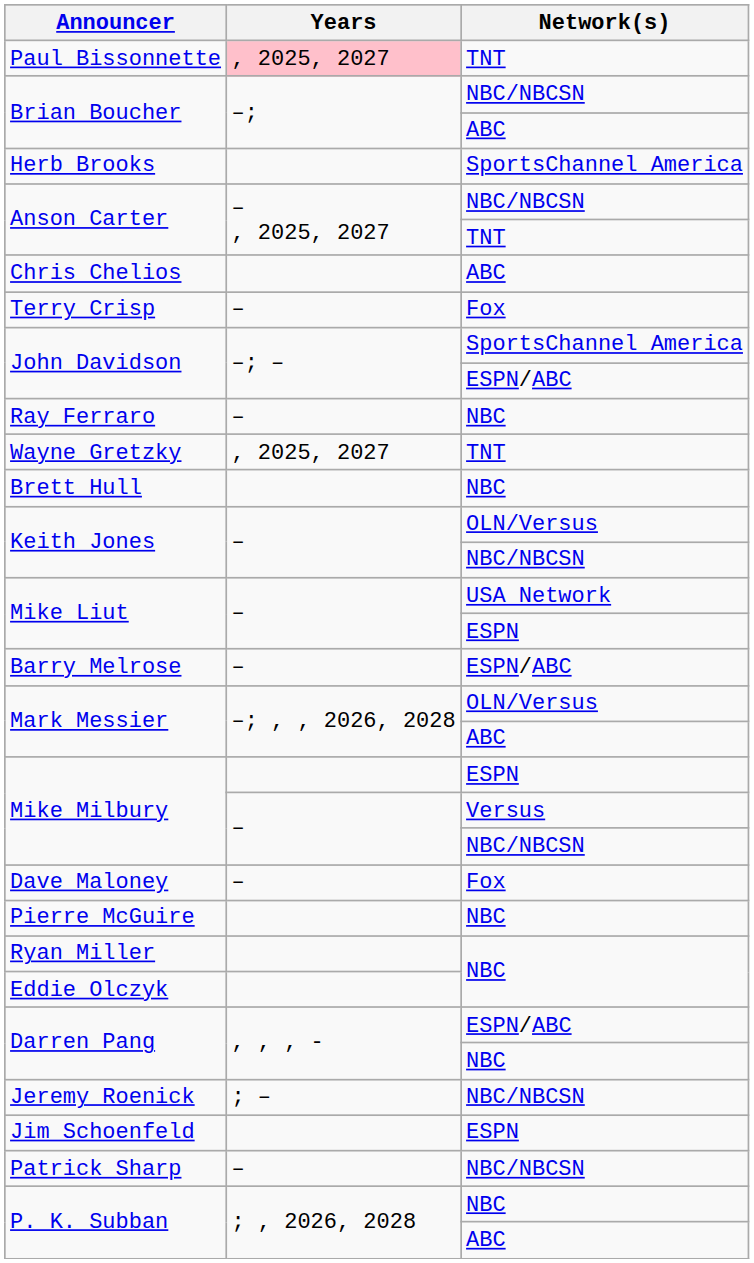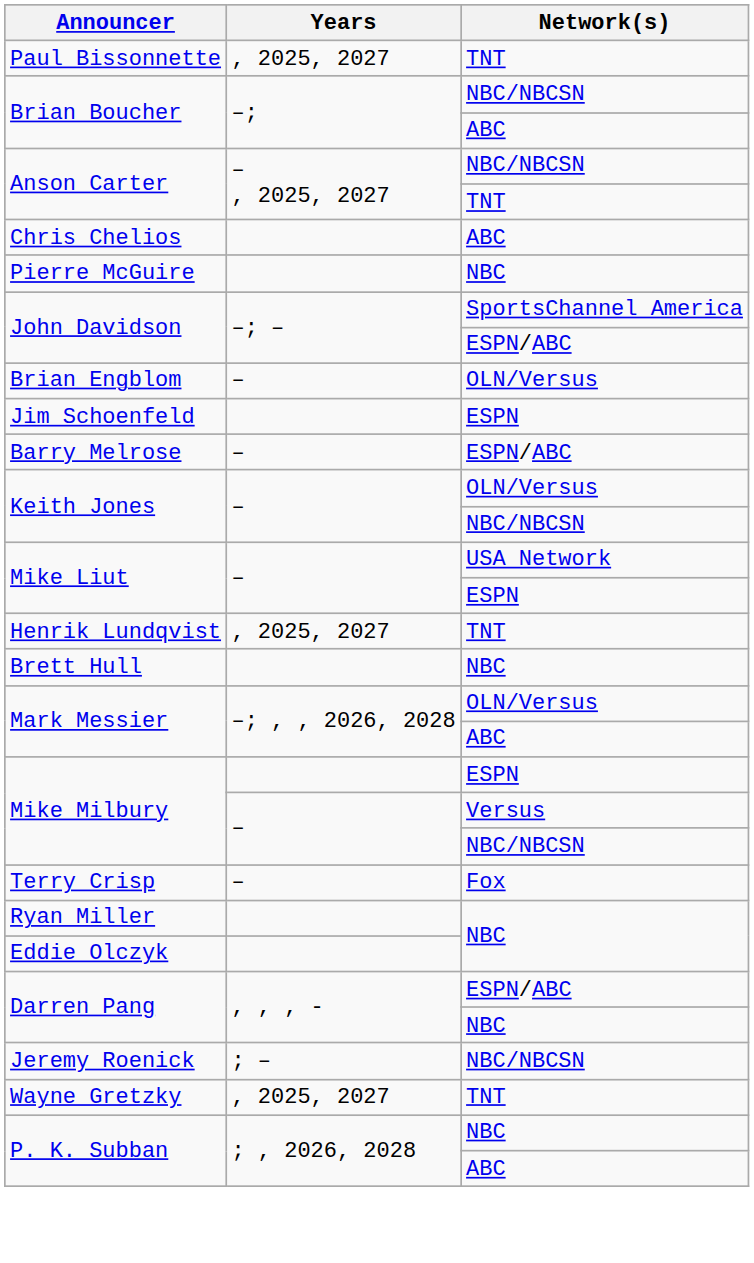(311, 59) pink background -> (311, 59) no background
- row: (83, 166)
rows swapped: (83, 309) <-> (102, 918)
+ row: (96, 381)
- row: (83, 417)
rows swapped: (96, 452) <-> (102, 1133)
rows swapped: (76, 488) <-> (96, 667)
+ row: (116, 631)
- row: (89, 882)
- row: (96, 1169)
